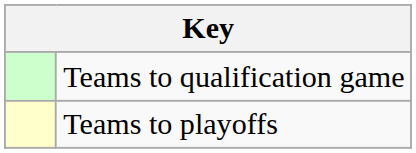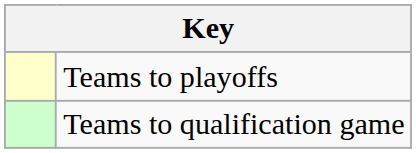rows swapped: (171, 123) <-> (234, 76)
